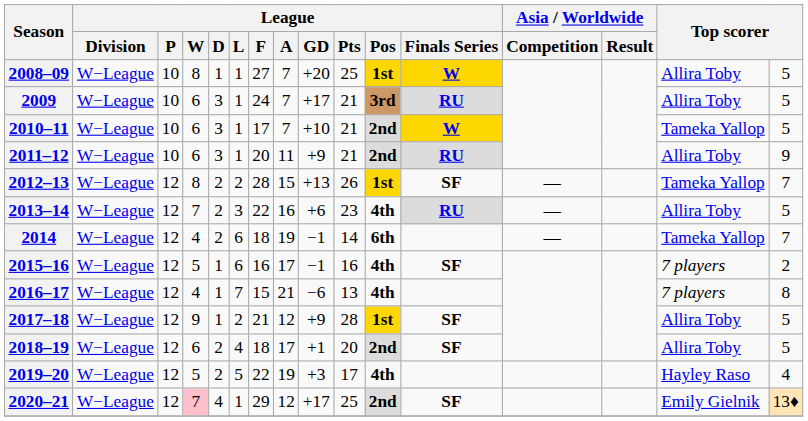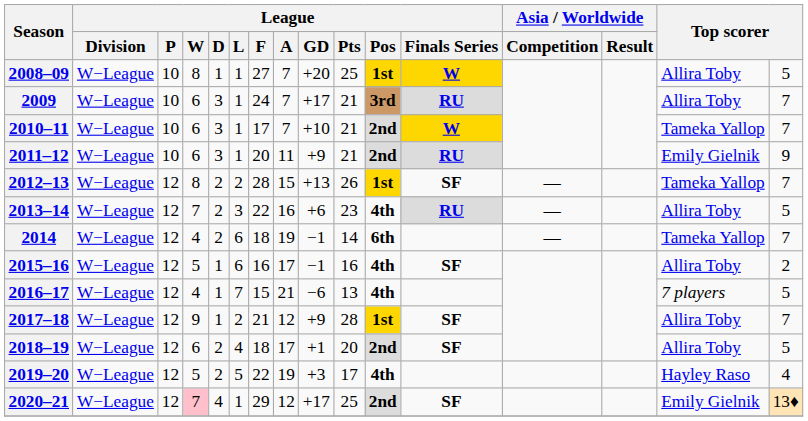(786, 100) 5 -> (786, 100) 7
(786, 127) 5 -> (786, 127) 7
(701, 155) Allira Toby -> (710, 155) Emily Gielnik
(693, 264) 7 players -> (701, 264) Allira Toby
(786, 292) 8 -> (786, 292) 5
(786, 319) 5 -> (786, 319) 7
